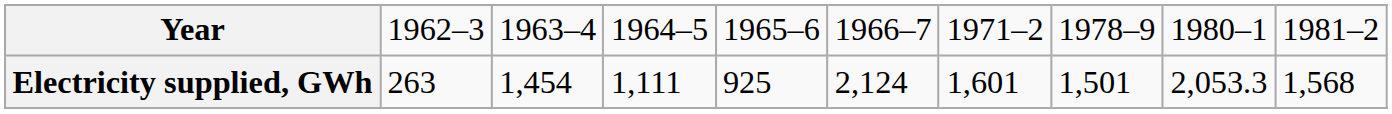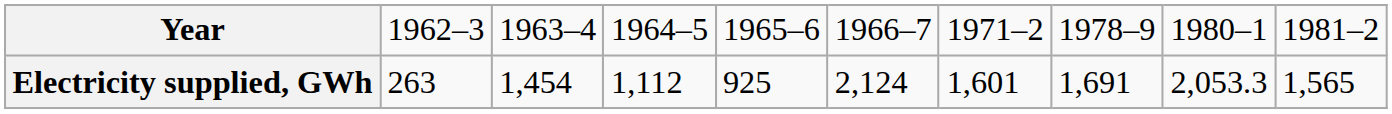(646, 81) 1,111 -> (647, 81) 1,112
(1095, 81) 1,501 -> (1095, 81) 1,691
(1319, 81) 1,568 -> (1319, 81) 1,565
